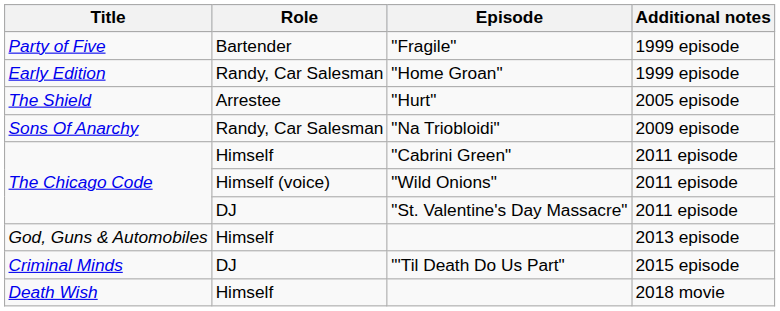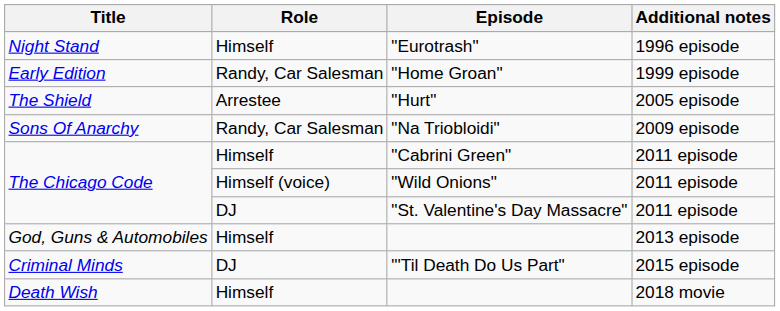+ row: (54, 45)
- row: (57, 45)
